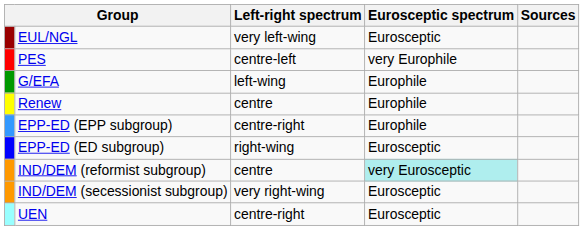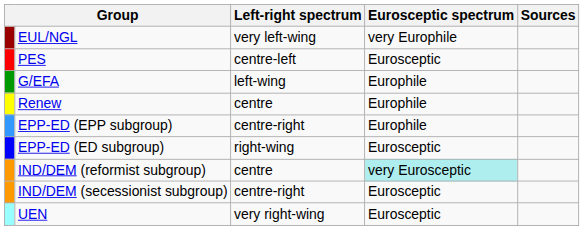(404, 37) Eurosceptic -> (413, 37) very Europhile
(413, 59) very Europhile -> (404, 59) Eurosceptic
(279, 192) very right-wing -> (269, 192) centre-right
(269, 214) centre-right -> (279, 214) very right-wing
